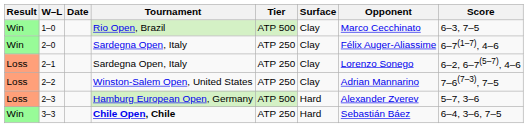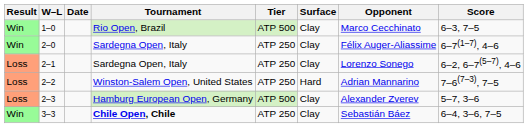(310, 82) Clay -> (311, 82) Hard
(311, 99) Hard -> (310, 99) Clay
(311, 114) Hard -> (310, 114) Clay
